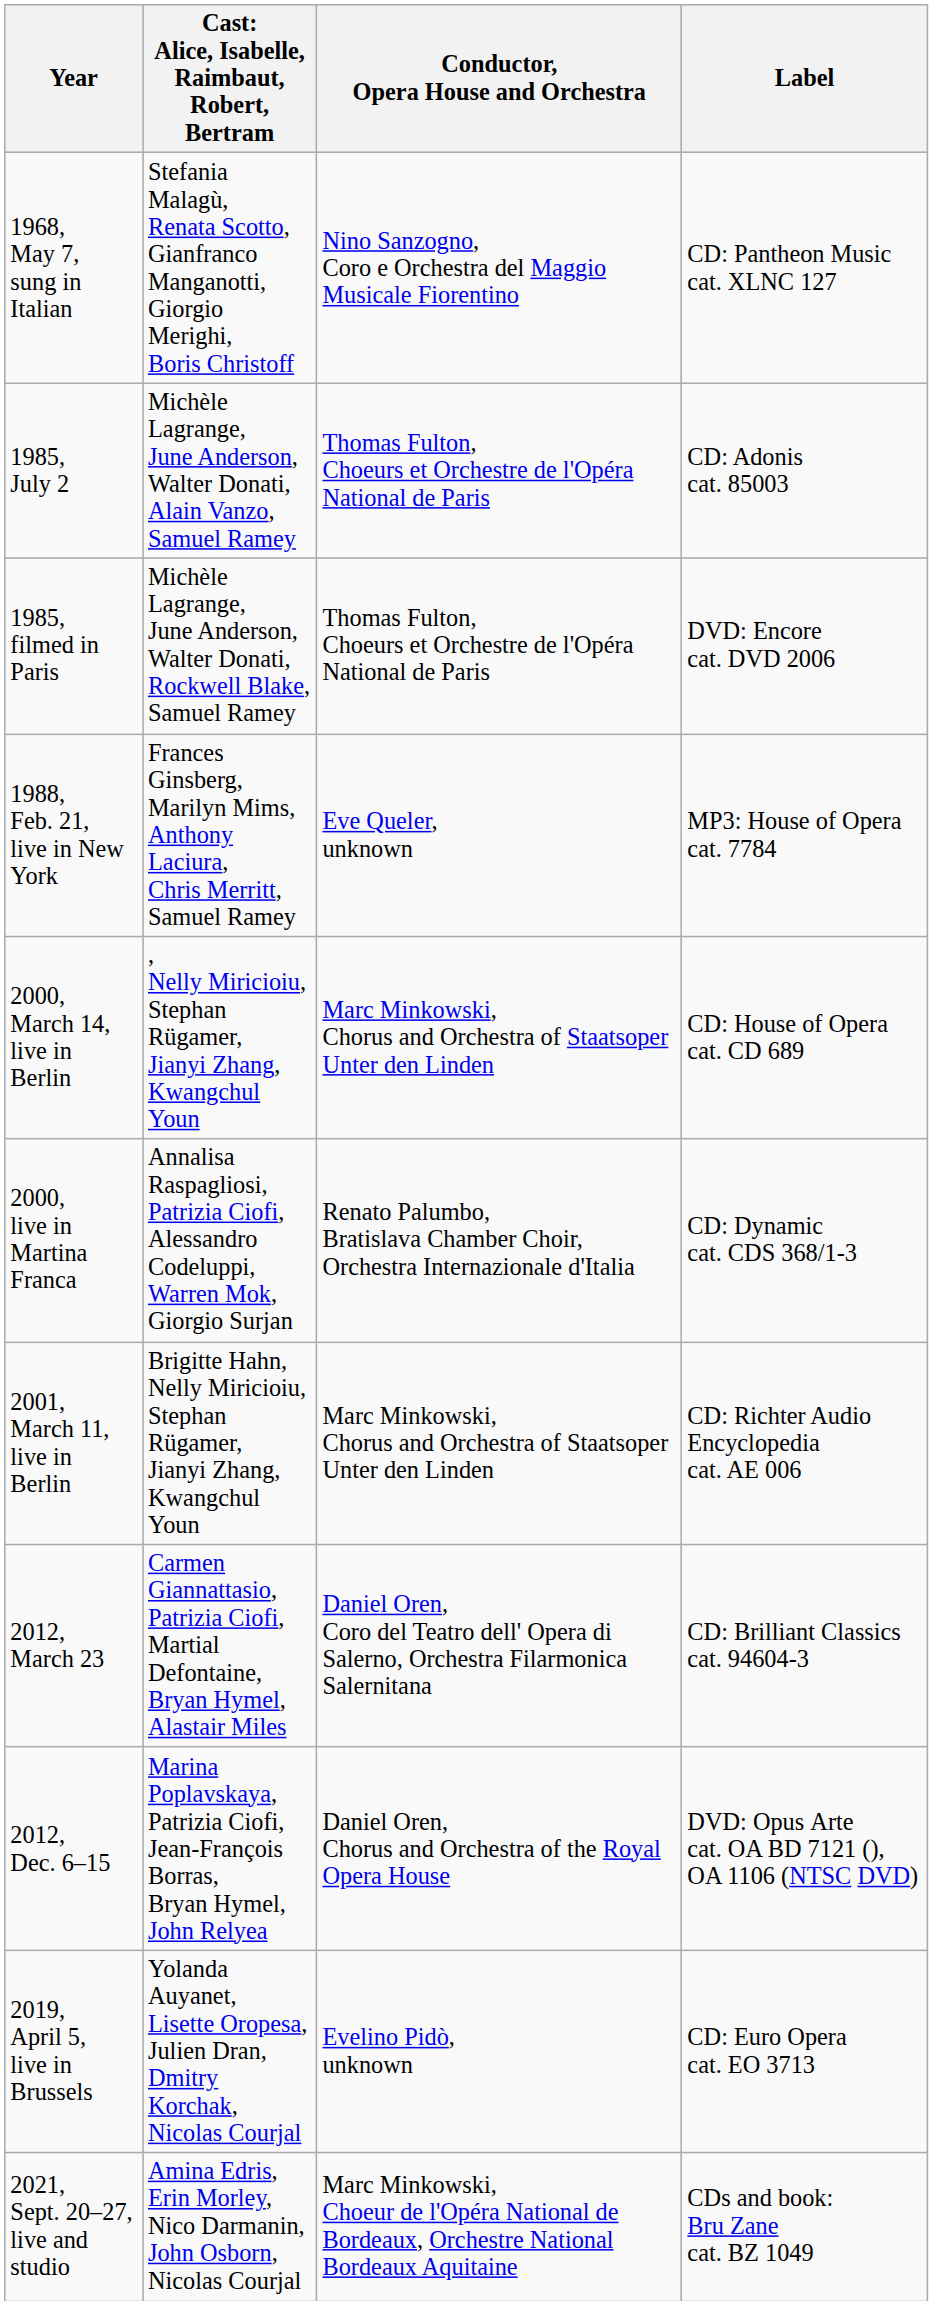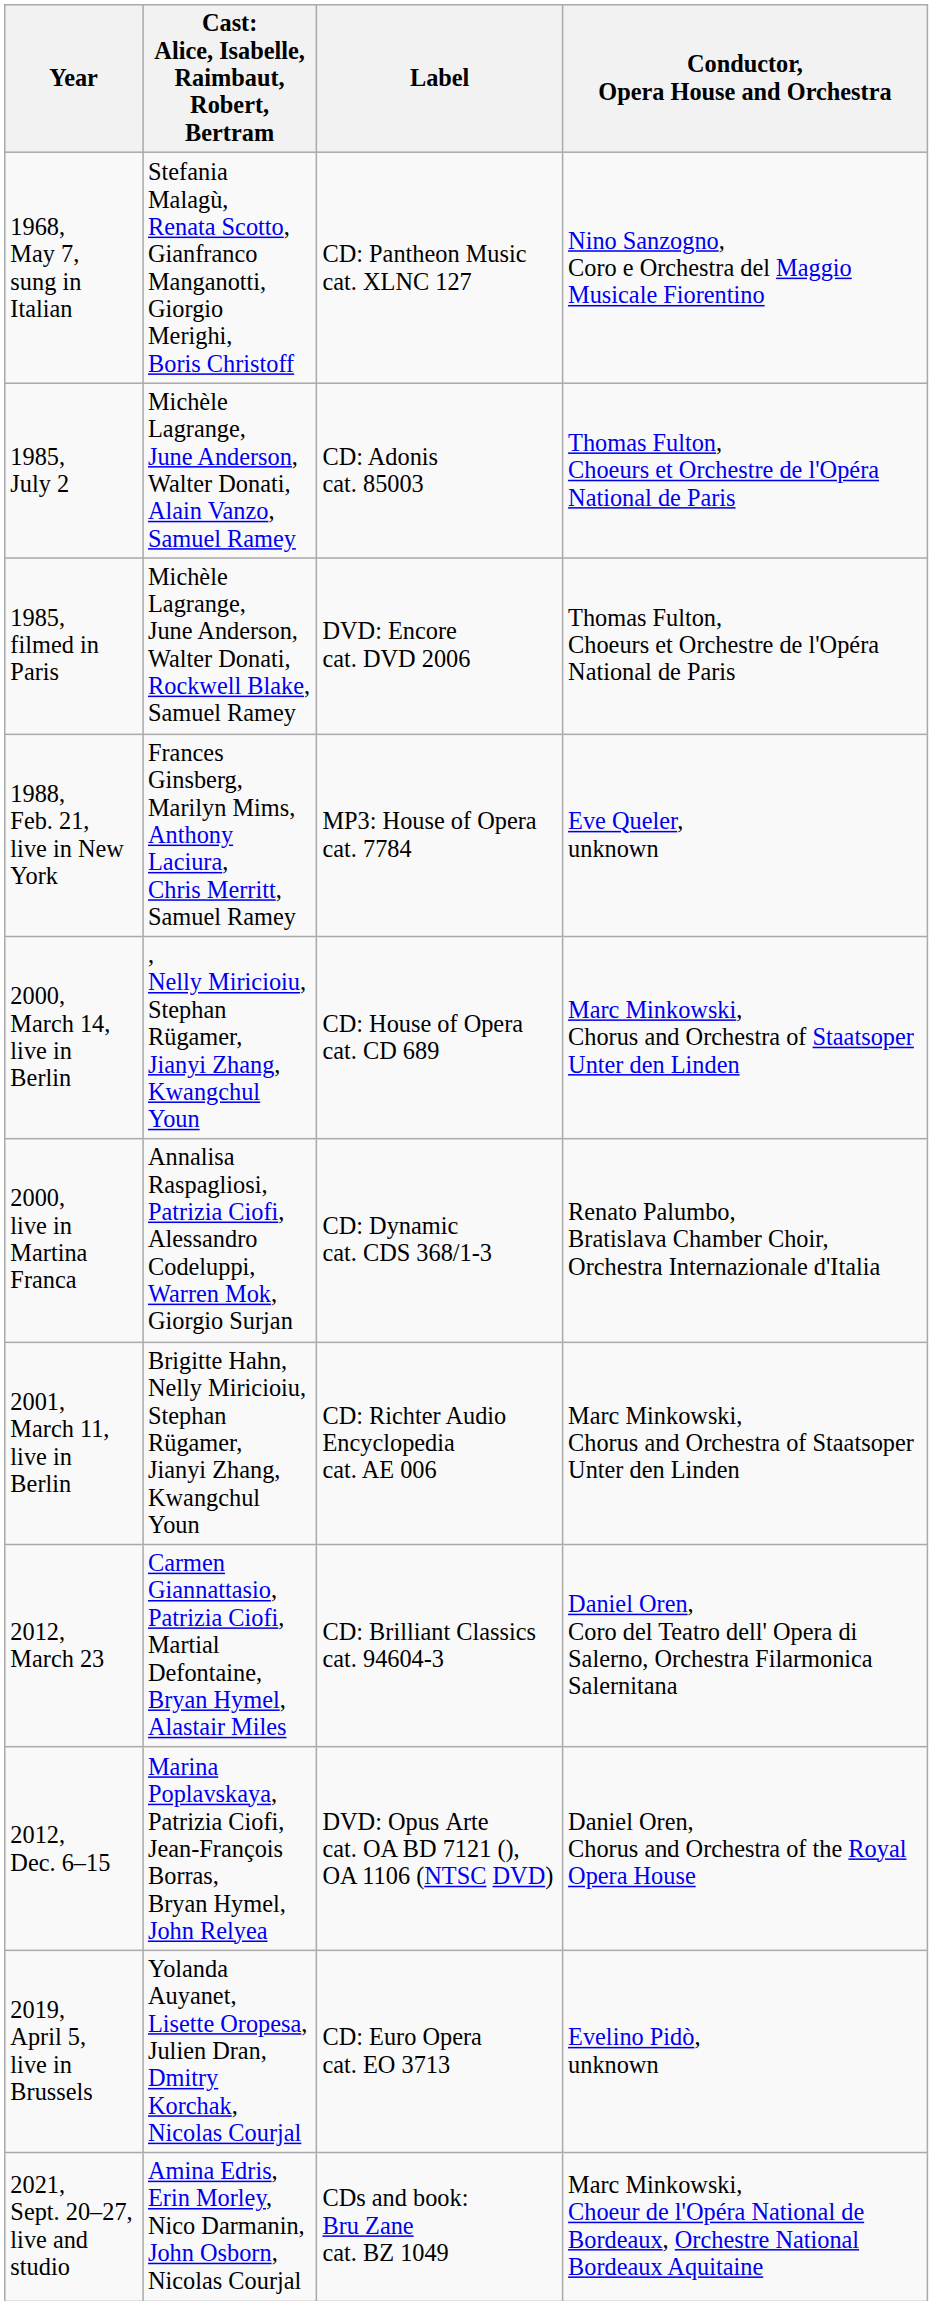columns swapped: (499, 78) <-> (805, 78)
